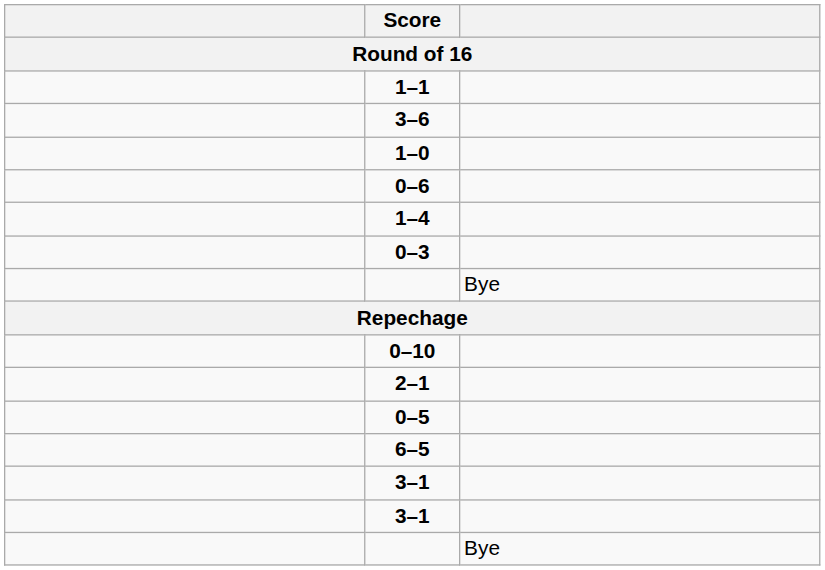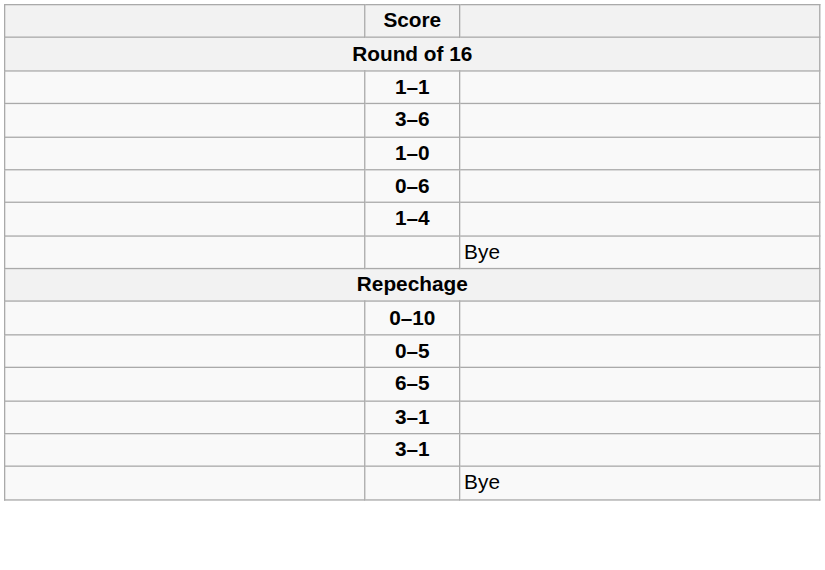- row: (412, 251)
- row: (412, 383)
